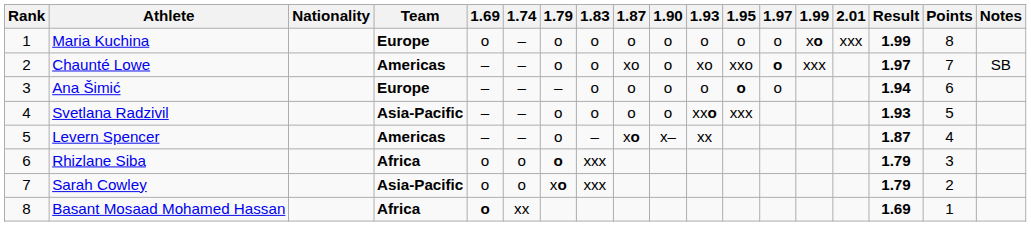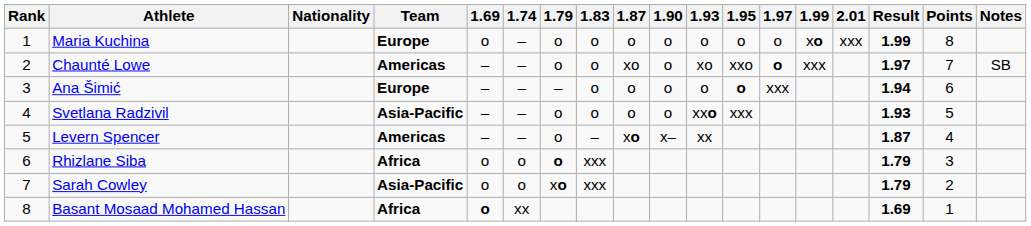(778, 88) o -> (778, 88) xxx
